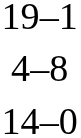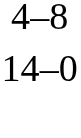- row: (40, 16)
